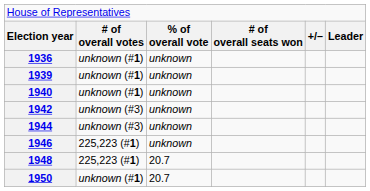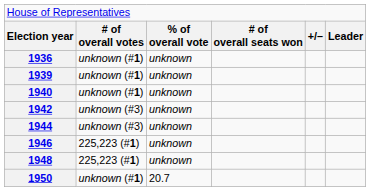(159, 161) 20.7 -> (170, 161) unknown
